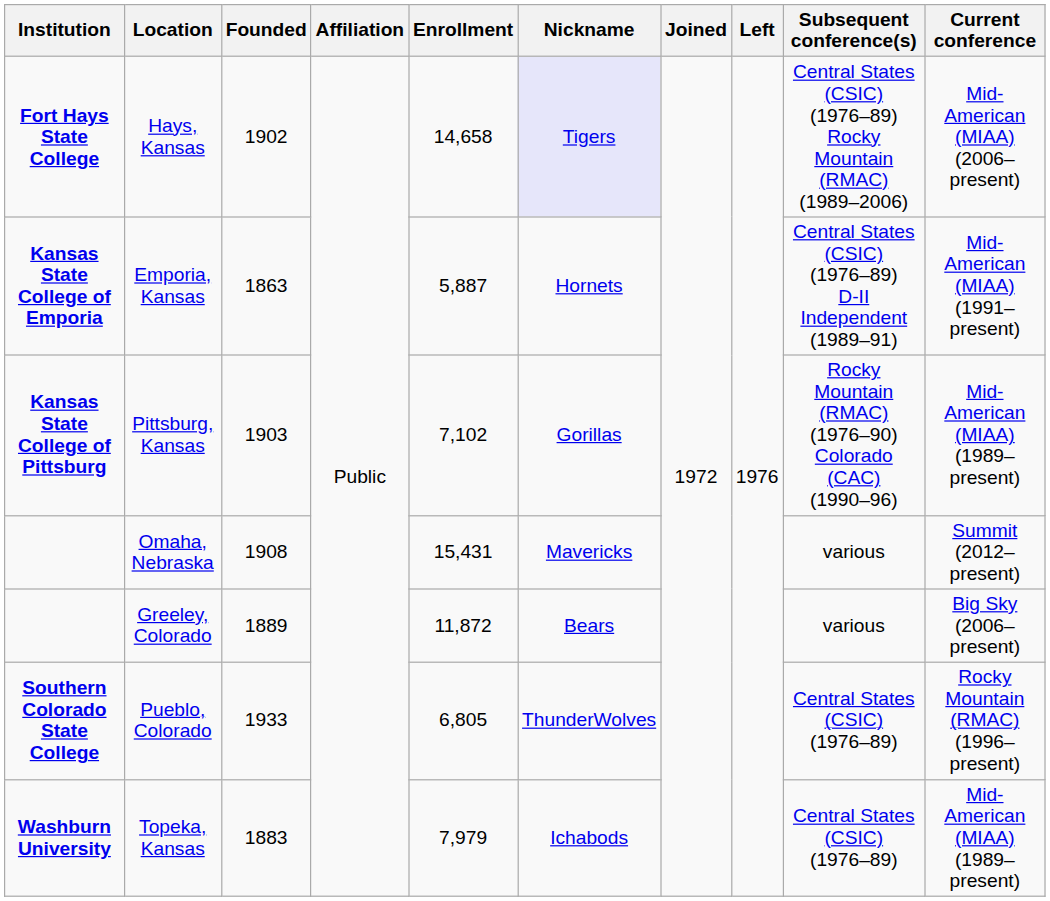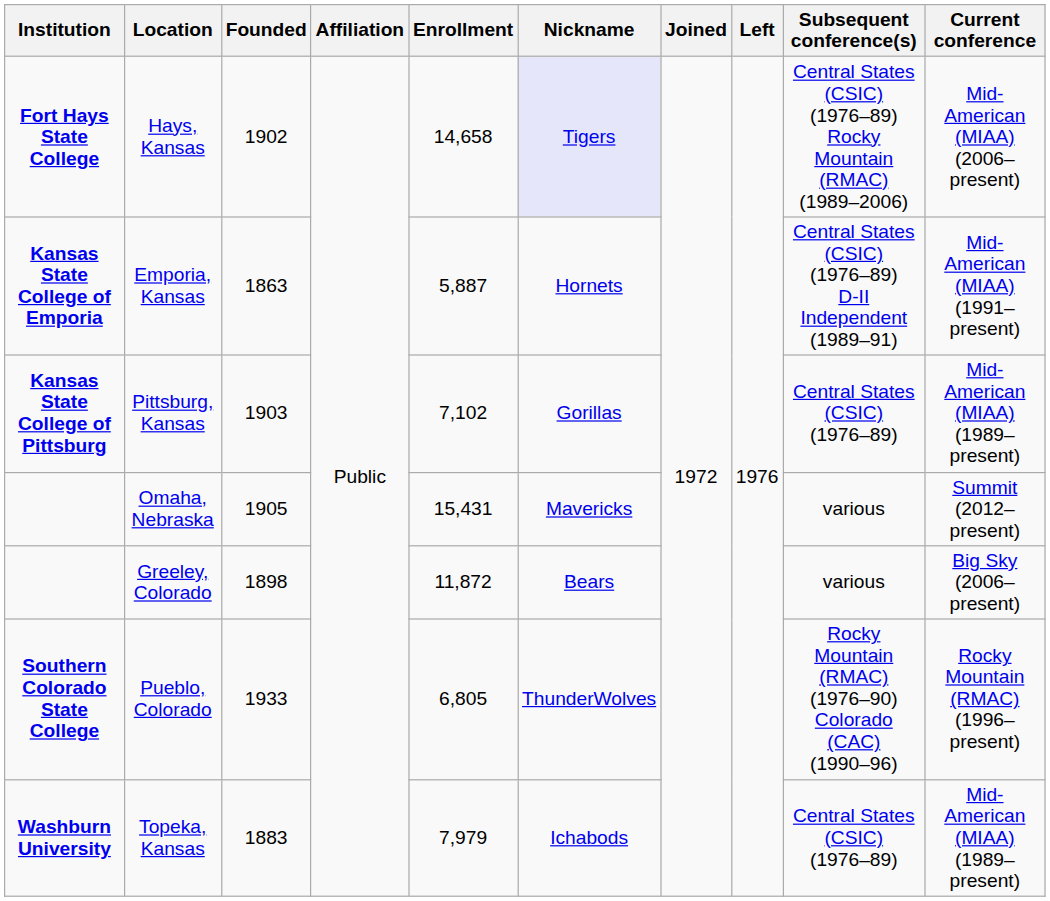(854, 435) Rocky Mountain (RMAC) (1976–90) Colorado (CAC) (1990–96) -> (854, 413) Central States (CSIC) (1976–89)
(266, 551) 1908 -> (266, 508) 1905
(266, 625) 1889 -> (266, 582) 1898
(854, 720) Central States (CSIC) (1976–89) -> (854, 699) Rocky Mountain (RMAC) (1976–90) Colorado (CAC) (1990–96)
